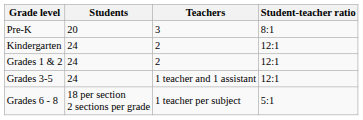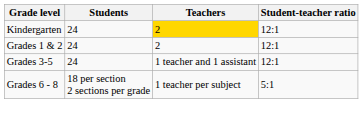- row: (19, 29)
(158, 45) no background -> (158, 29) gold background
